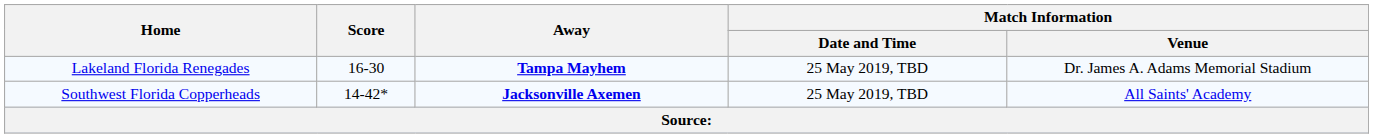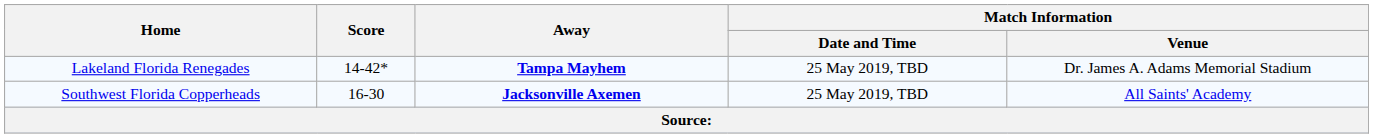(366, 69) 16-30 -> (366, 69) 14-42*
(366, 94) 14-42* -> (366, 94) 16-30
